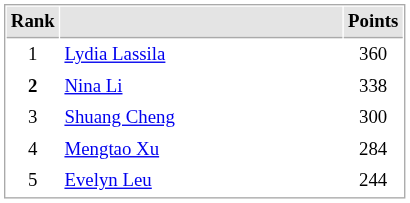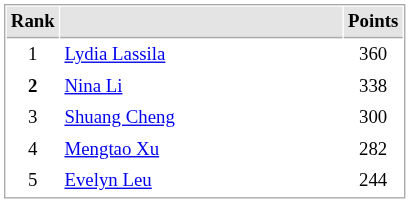(373, 149) 284 -> (373, 149) 282
